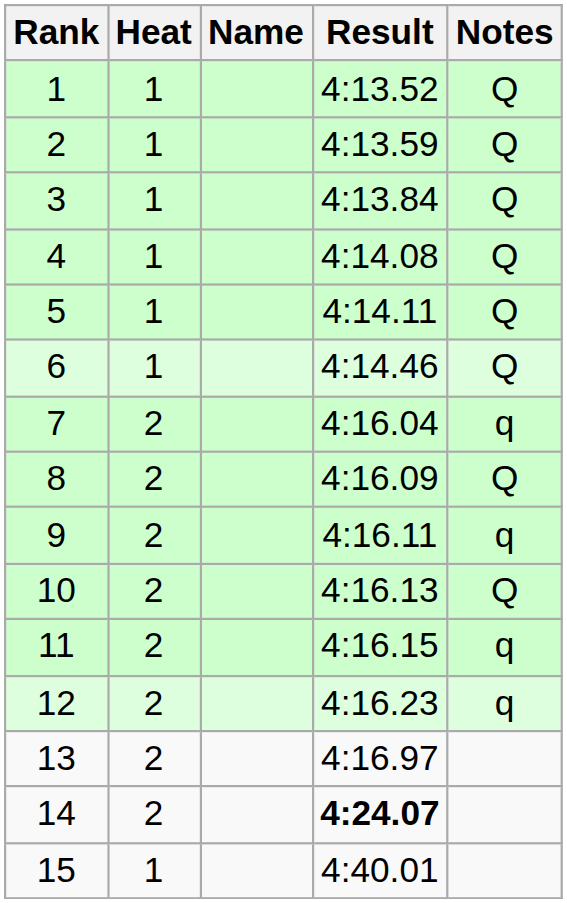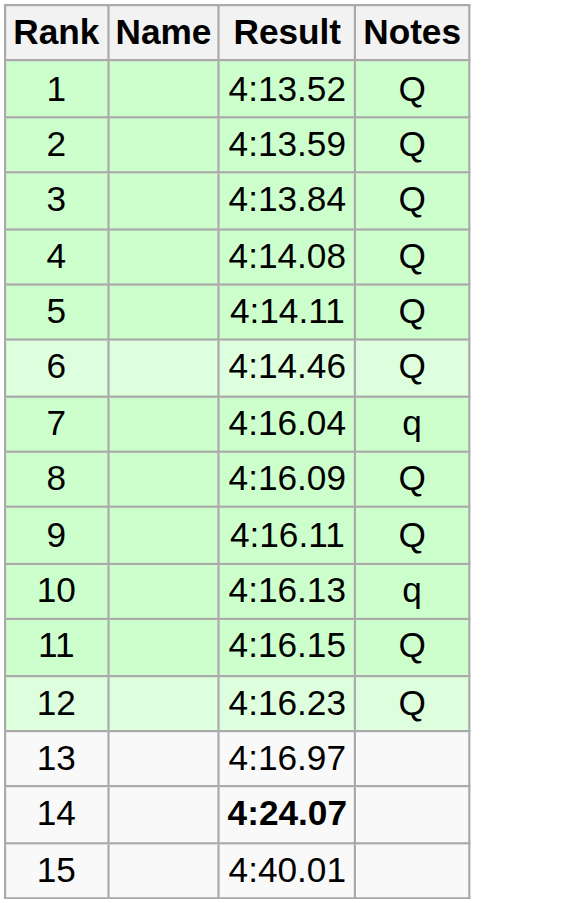- column: (154, 32)
(505, 534) q -> (412, 534) Q
(505, 590) Q -> (412, 590) q
(505, 646) q -> (412, 646) Q
(505, 702) q -> (412, 702) Q
